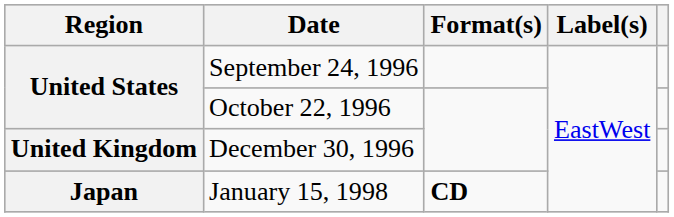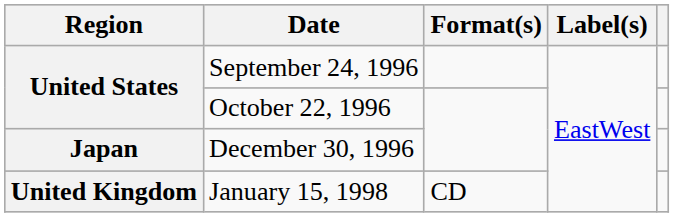(104, 149) United Kingdom -> (104, 149) Japan
(104, 190) Japan -> (104, 190) United Kingdom
(449, 190) bold -> (449, 190) normal
